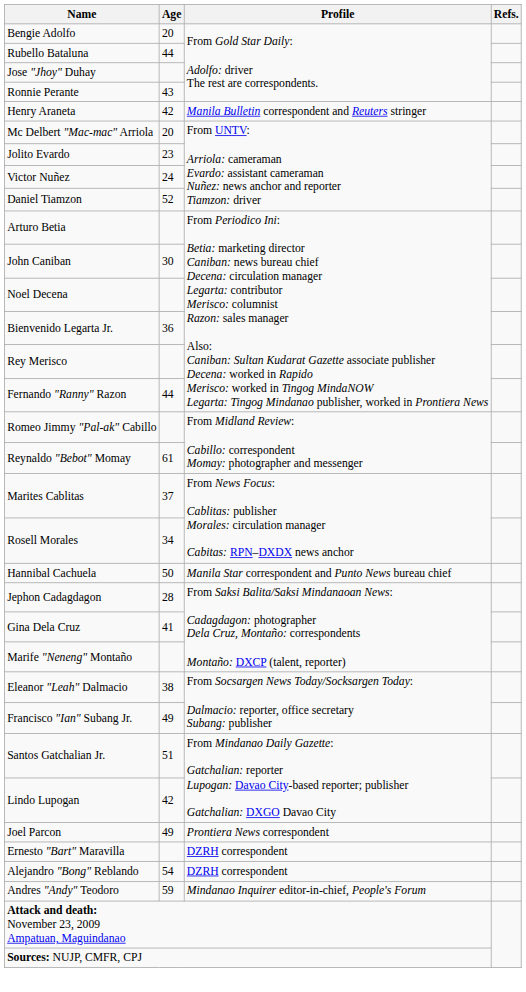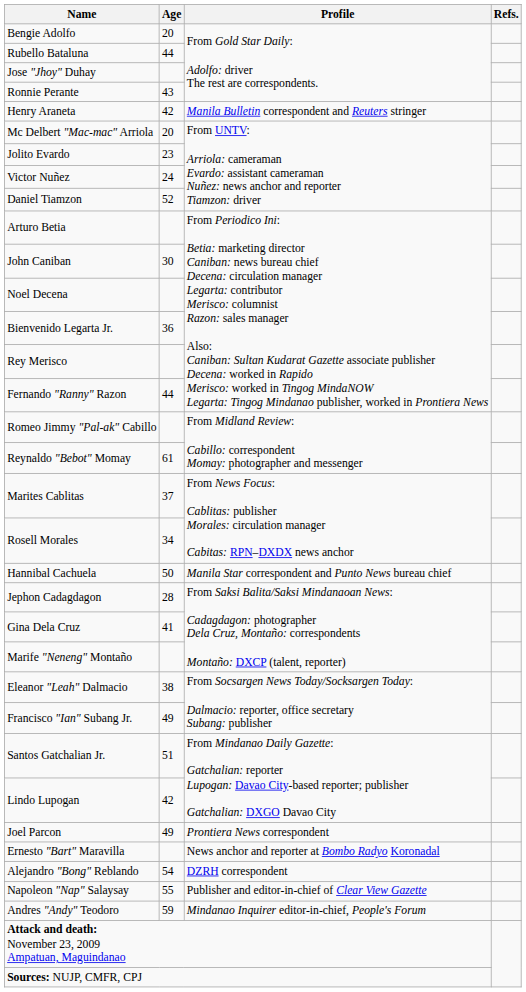(237, 852) DZRH correspondent -> (313, 852) News anchor and reporter at Bombo Radyo Koronadal
+ row: (68, 891)
